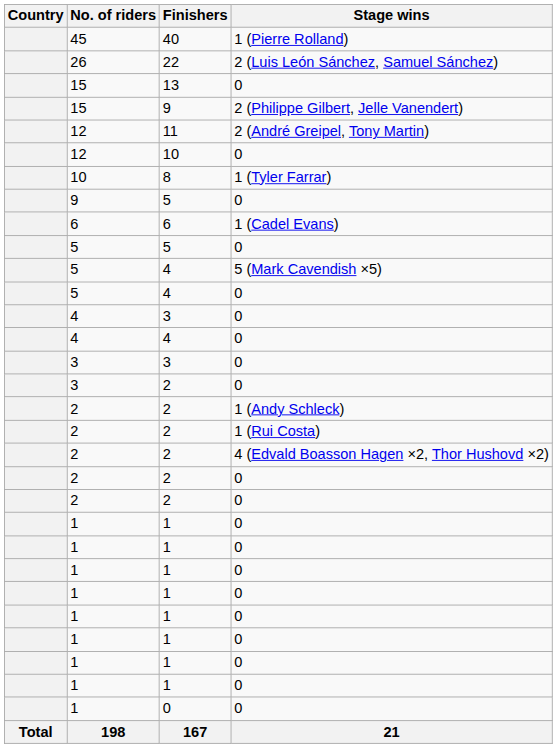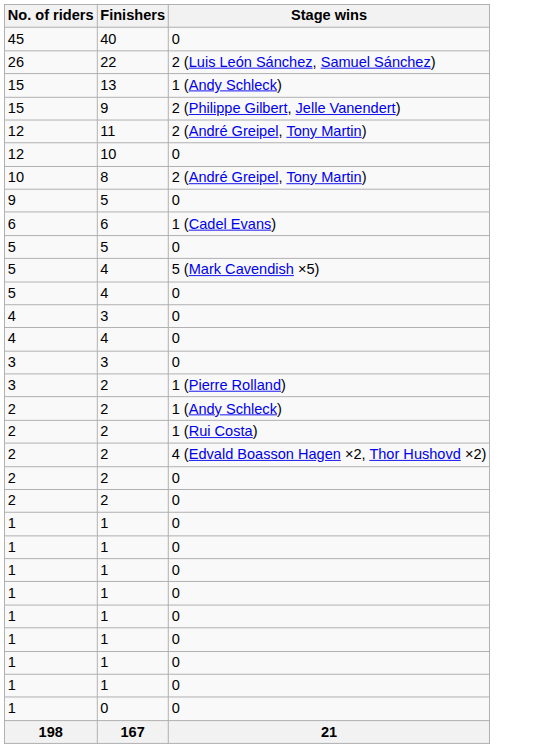- column: (36, 16)
(291, 39) 1 (Pierre Rolland) -> (176, 39) 0
(238, 85) 0 -> (227, 85) 1 (Andy Schleck)
(283, 177) 1 (Tyler Farrar) -> (269, 177) 2 (André Greipel, Tony Martin)
(238, 385) 0 -> (229, 385) 1 (Pierre Rolland)
